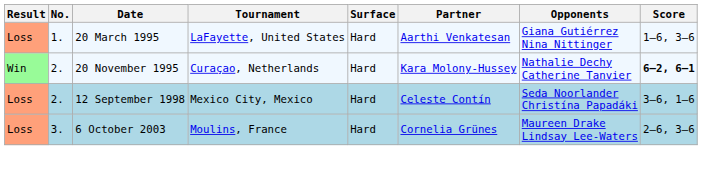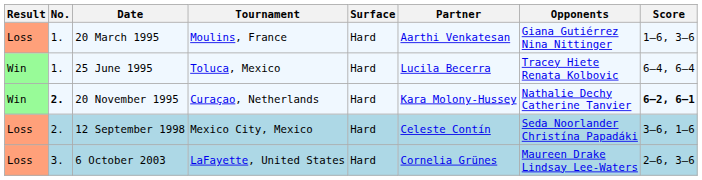(268, 37) LaFayette, United States -> (239, 37) Moulins, France
+ row: (114, 68)
(57, 68) normal -> (57, 98) bold
(239, 129) Moulins, France -> (268, 160) LaFayette, United States
